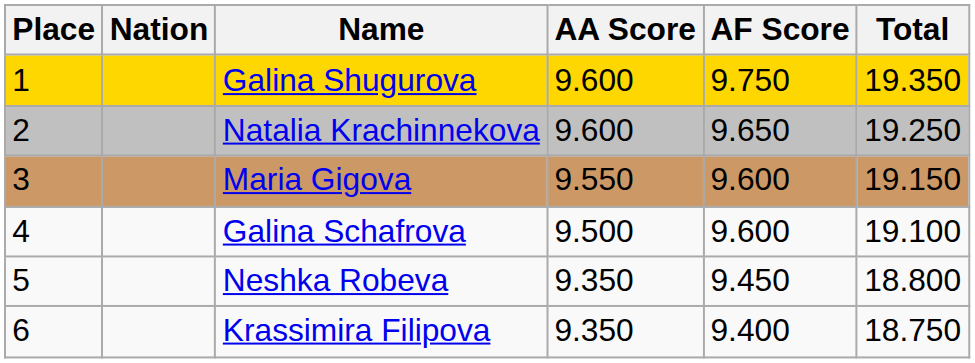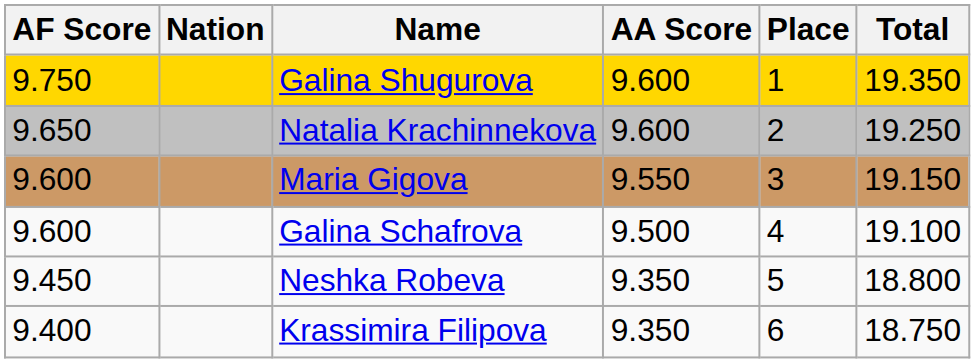columns swapped: (54, 29) <-> (780, 29)
